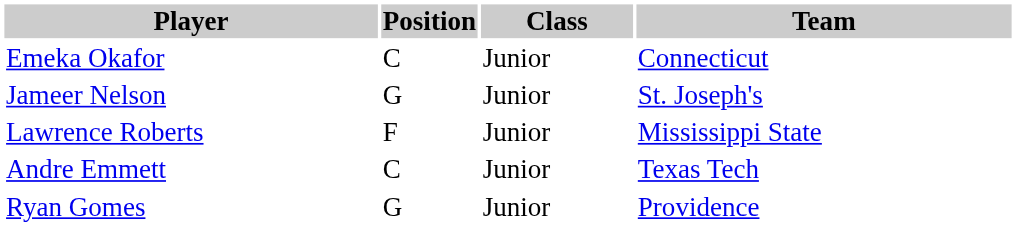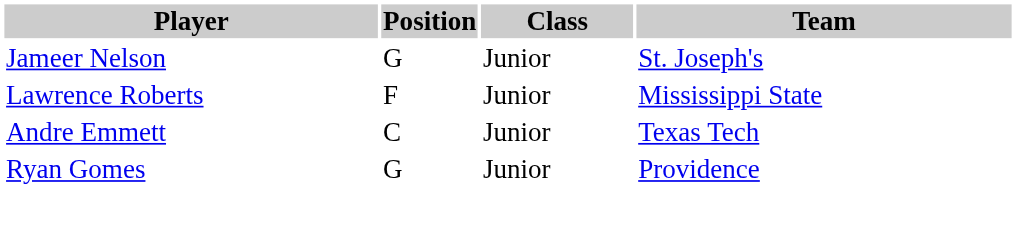- row: (85, 58)
